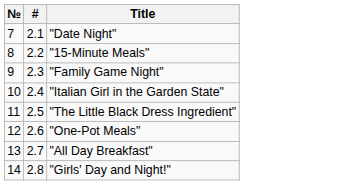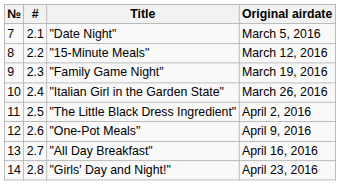+ column: (287, 14)
